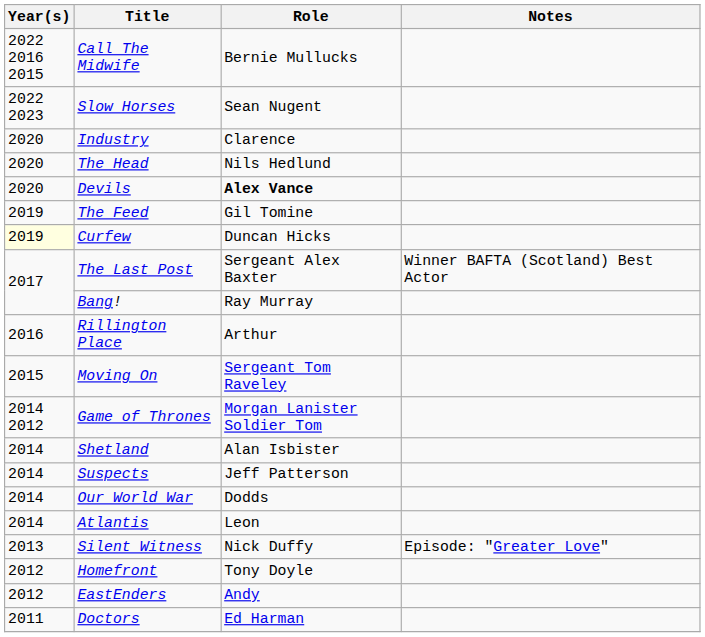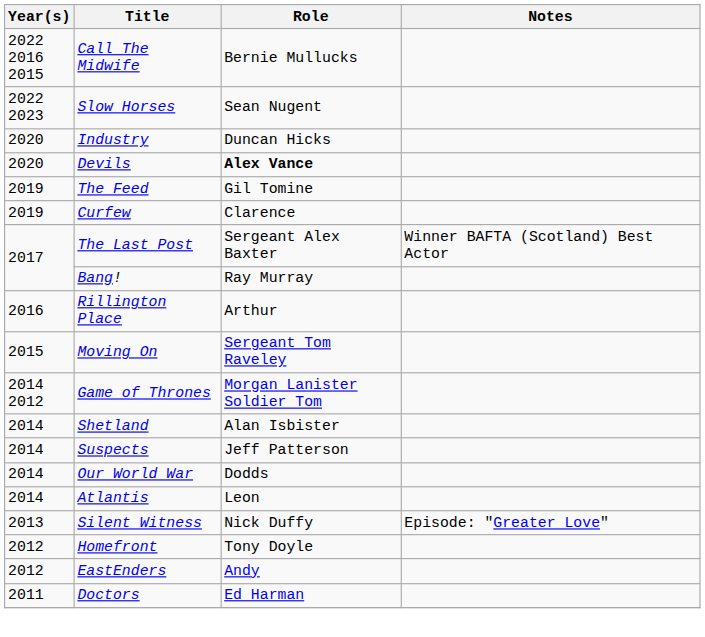(260, 140) Clarence -> (278, 140) Duncan Hicks
- row: (113, 165)
(26, 237) lightyellow background -> (26, 213) no background
(278, 237) Duncan Hicks -> (260, 213) Clarence
